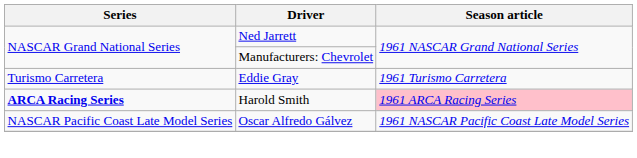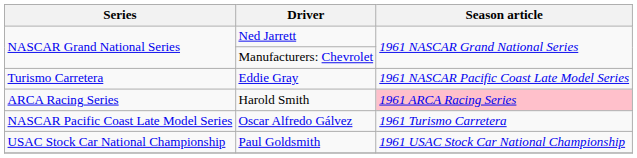(443, 78) 1961 Turismo Carretera -> (504, 78) 1961 NASCAR Pacific Coast Late Model Series
(66, 99) bold -> (63, 99) normal
(504, 121) 1961 NASCAR Pacific Coast Late Model Series -> (443, 121) 1961 Turismo Carretera
+ row: (279, 142)
